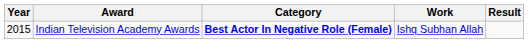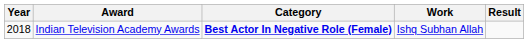(19, 30) 2015 -> (19, 30) 2018
